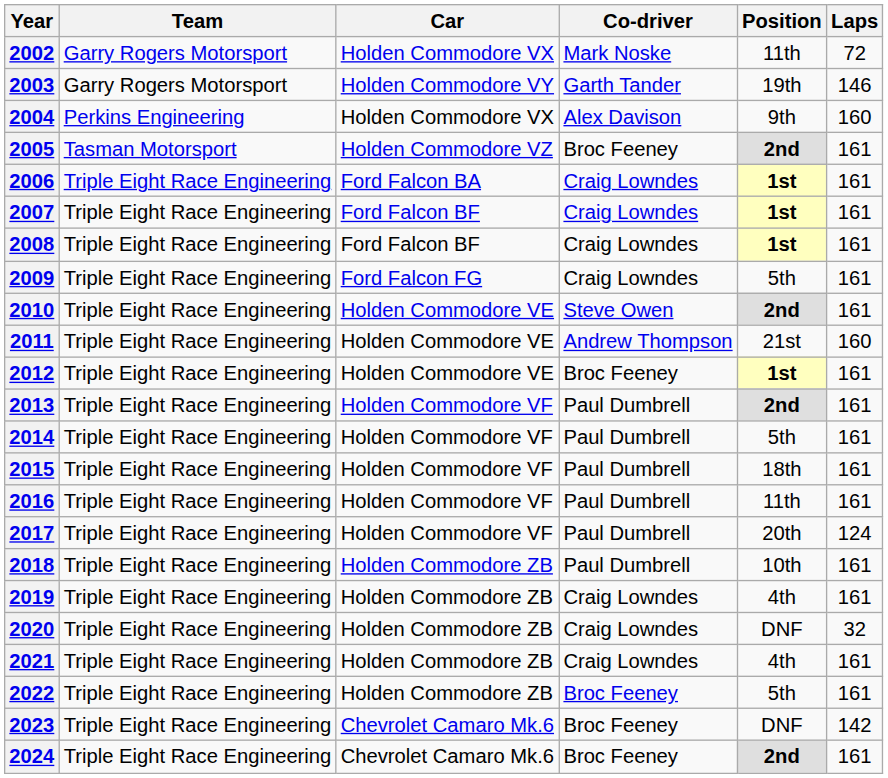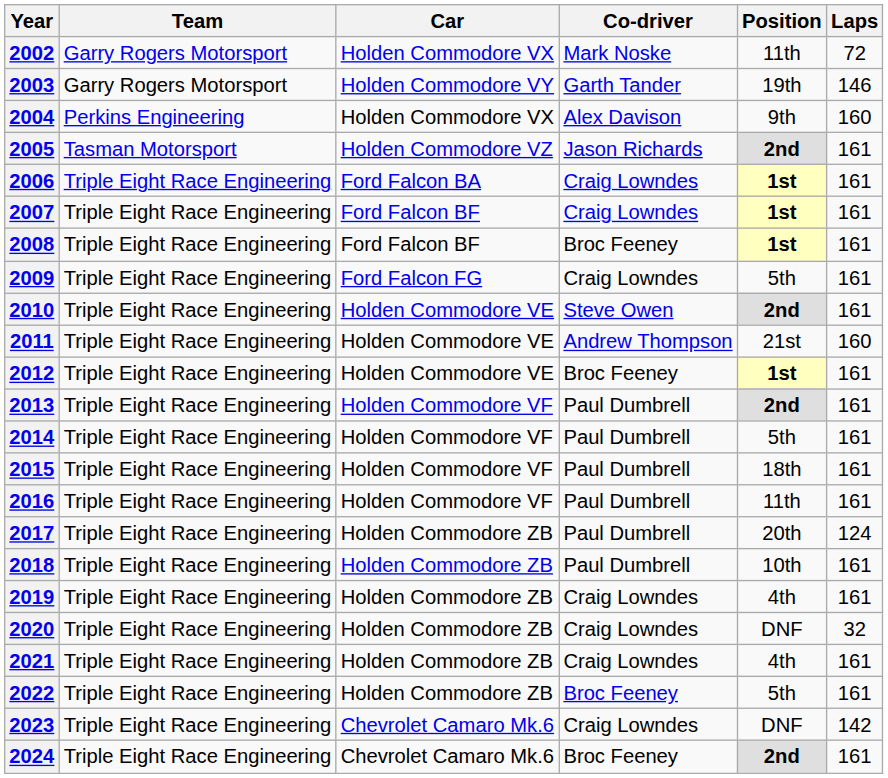(621, 149) Broc Feeney -> (633, 149) Jason Richards
(631, 245) Craig Lowndes -> (621, 245) Broc Feeney
(447, 533) Holden Commodore VF -> (447, 533) Holden Commodore ZB
(621, 725) Broc Feeney -> (631, 725) Craig Lowndes
